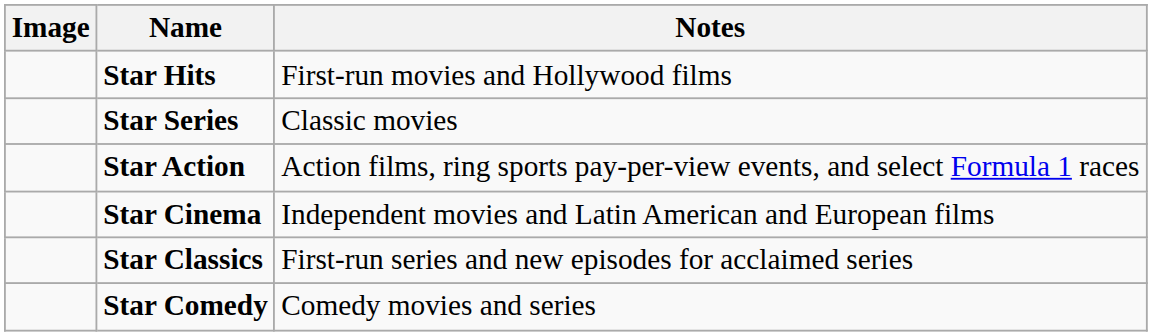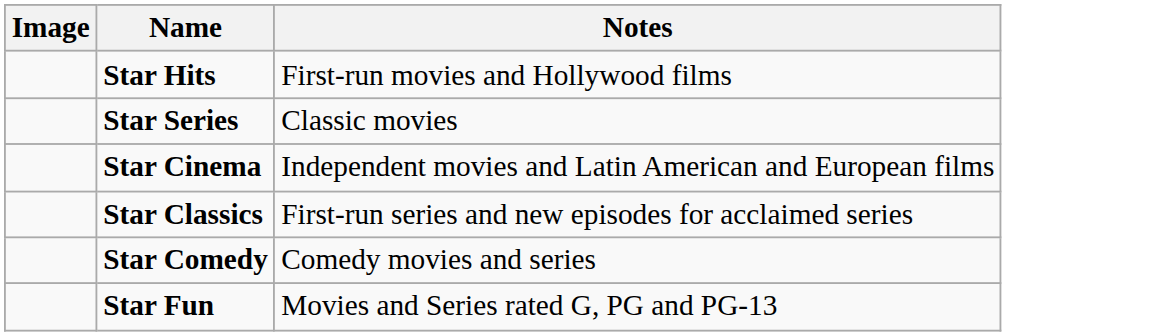- row: (174, 167)
+ row: (159, 306)
